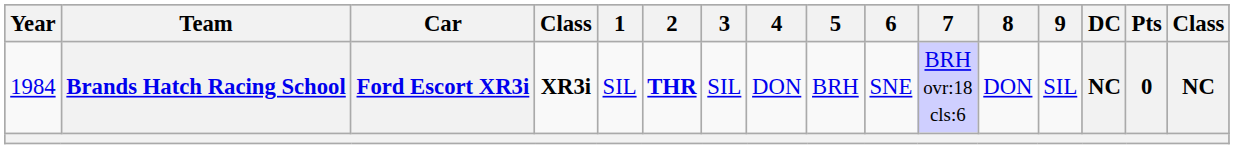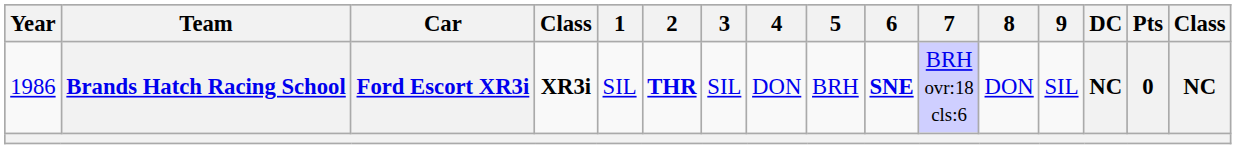(33, 87) 1984 -> (33, 87) 1986
(891, 87) normal -> (892, 87) bold
